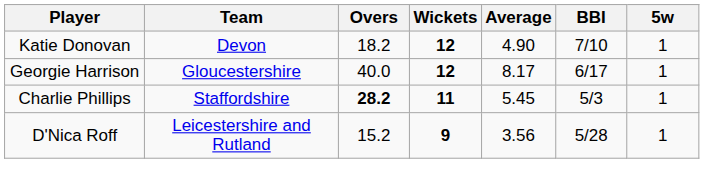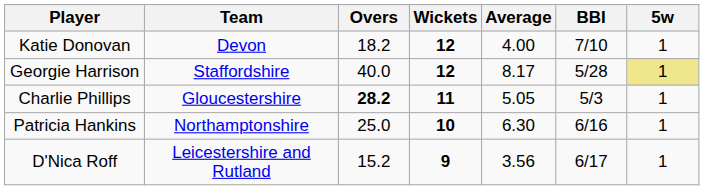(518, 44) 4.90 -> (518, 44) 4.00
(241, 71) Gloucestershire -> (241, 71) Staffordshire
(591, 71) 6/17 -> (591, 71) 5/28
(663, 71) no background -> (663, 71) khaki background
(241, 98) Staffordshire -> (241, 98) Gloucestershire
(518, 98) 5.45 -> (518, 98) 5.05
+ row: (75, 125)
(591, 135) 5/28 -> (591, 161) 6/17
